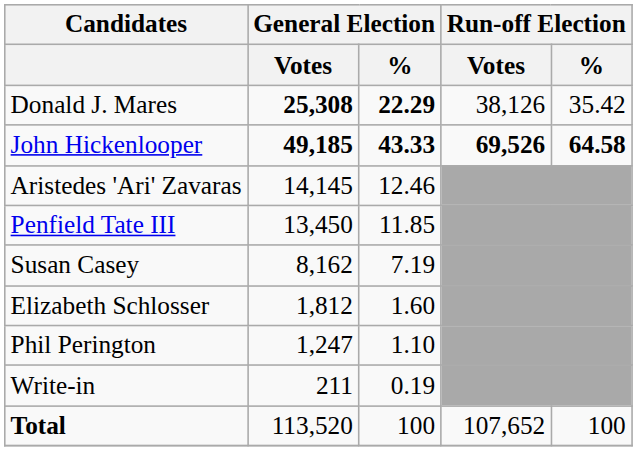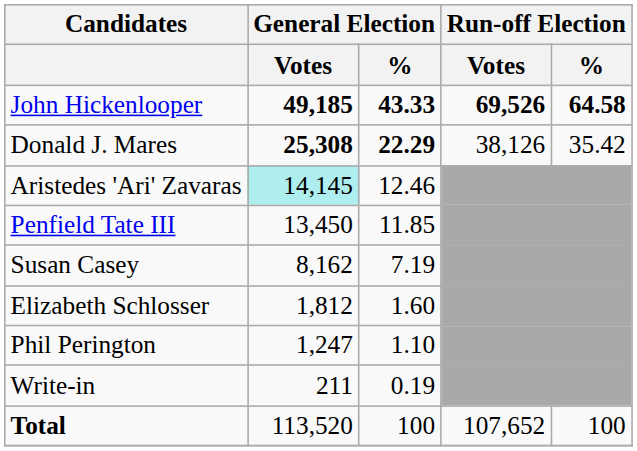rows swapped: (106, 144) <-> (94, 104)
(318, 184) no background -> (318, 184) paleturquoise background
